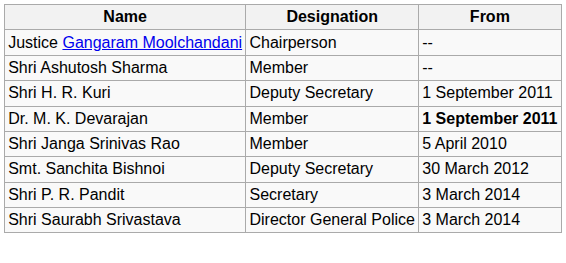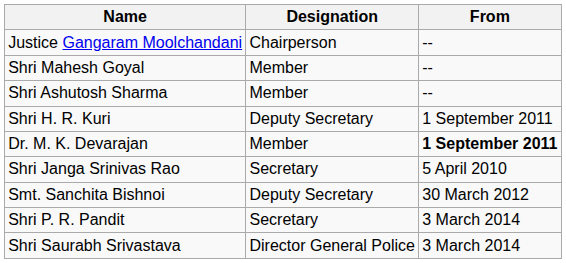+ row: (76, 67)
(279, 144) Member -> (284, 169) Secretary
